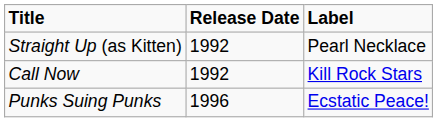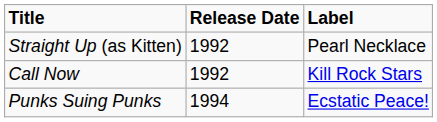(209, 102) 1996 -> (209, 102) 1994
